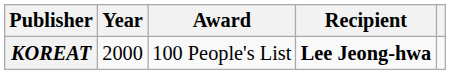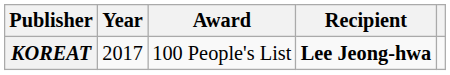(123, 52) 2000 -> (123, 52) 2017
